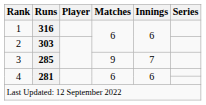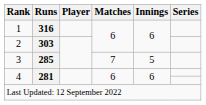(113, 60) 9 -> (113, 60) 7
(152, 60) 7 -> (152, 60) 5
